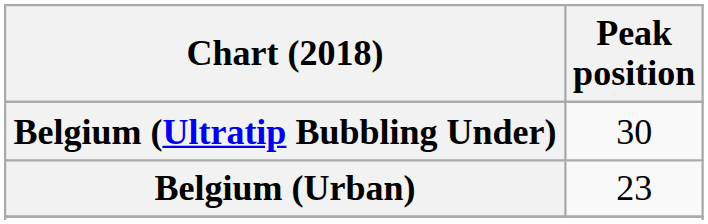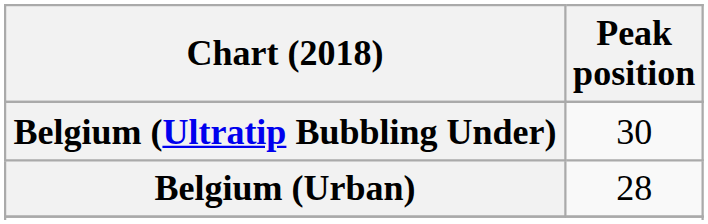(634, 187) 23 -> (634, 187) 28
